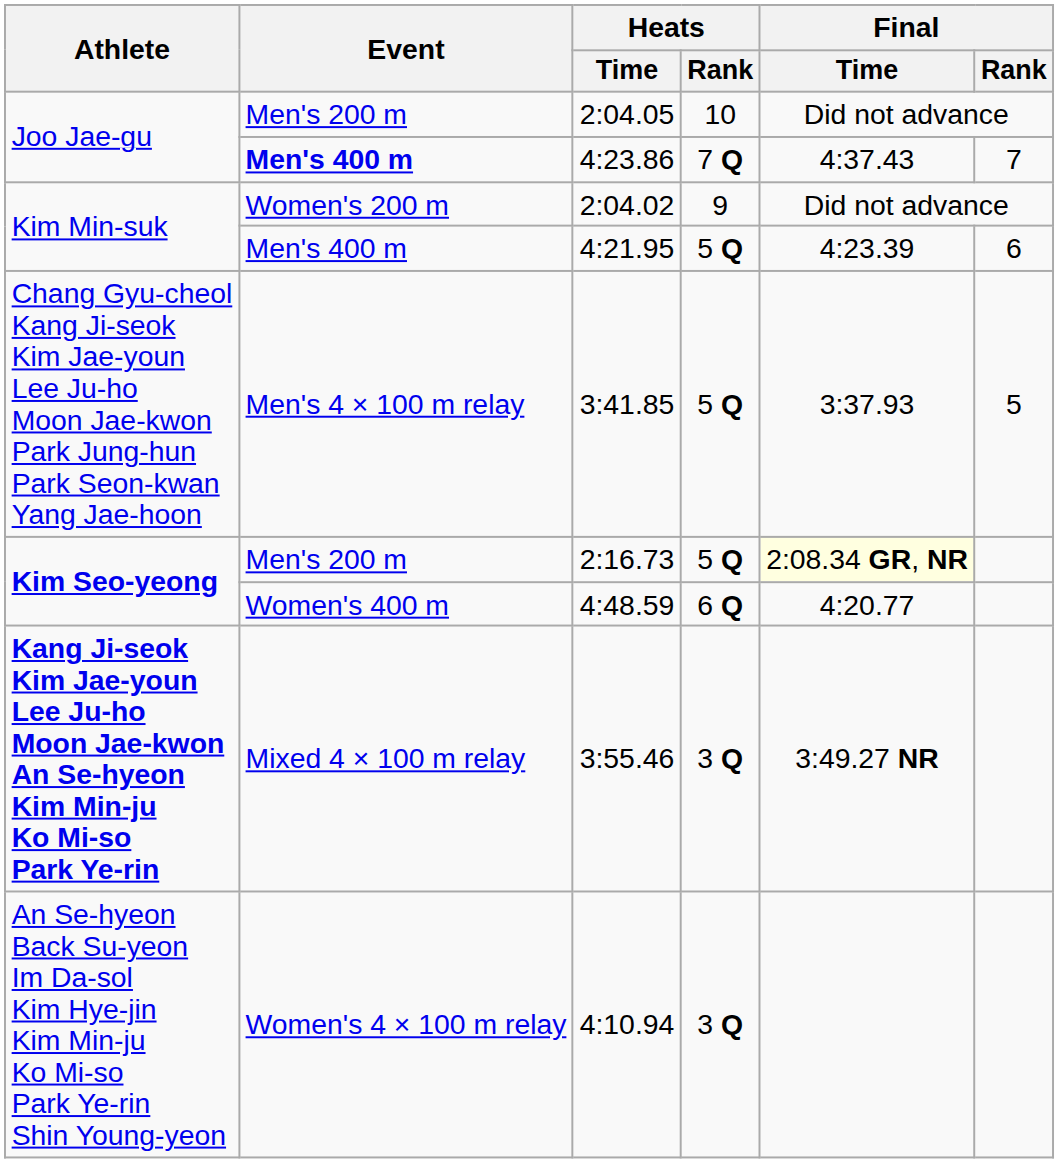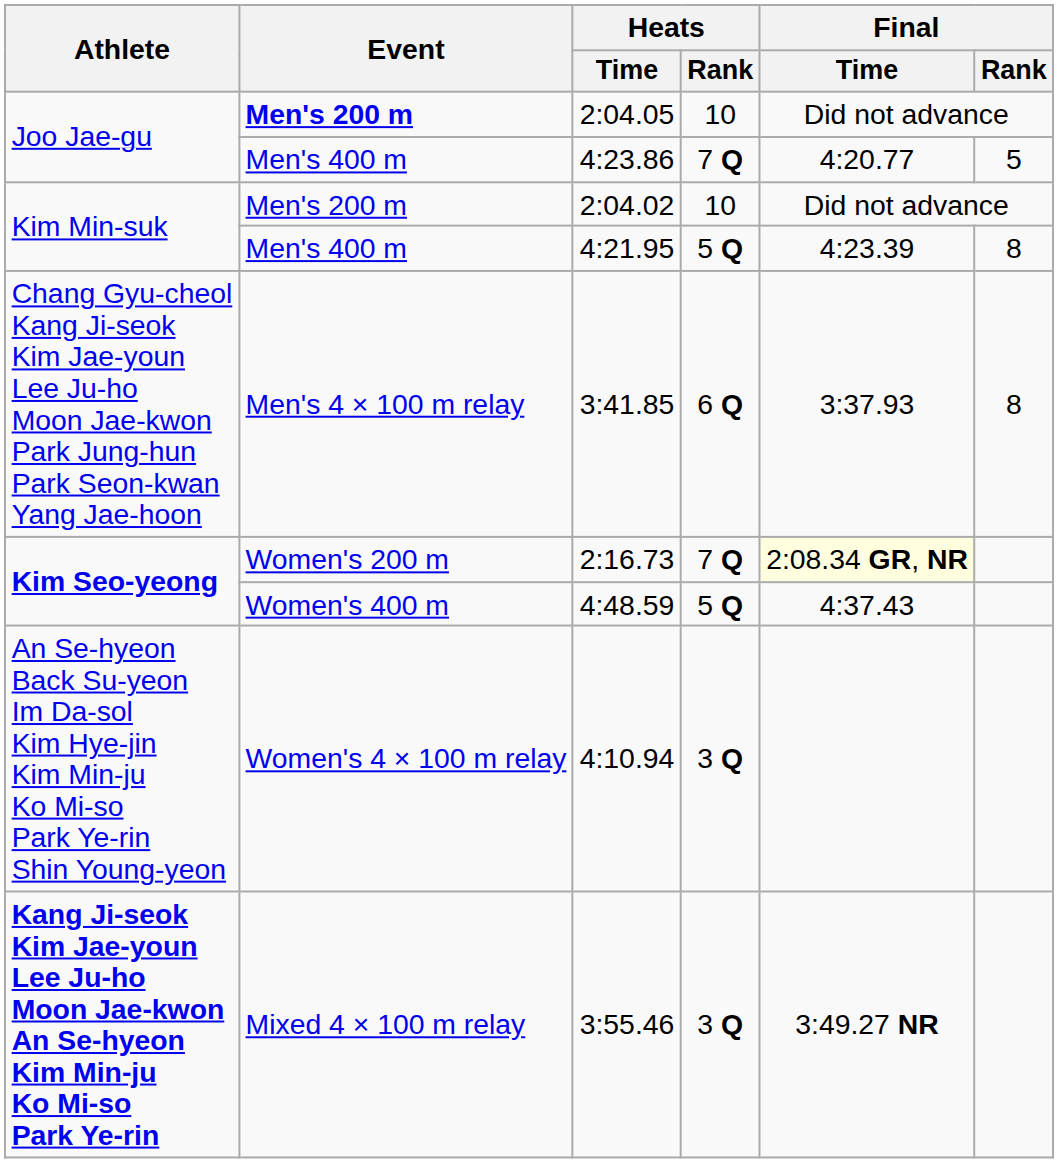(326, 115) normal -> (329, 115) bold
(329, 160) bold -> (326, 160) normal
(867, 160) 4:37.43 -> (867, 160) 4:20.77
(1014, 160) 7 -> (1014, 160) 5
(347, 205) Women's 200 m -> (326, 205) Men's 200 m
(720, 205) 9 -> (720, 205) 10
(1014, 249) 6 -> (1014, 249) 8
(720, 404) 5 Q -> (720, 404) 6 Q
(1014, 404) 5 -> (1014, 404) 8
(326, 560) Men's 200 m -> (347, 560) Women's 200 m
(720, 560) 5 Q -> (720, 560) 7 Q
(720, 604) 6 Q -> (720, 604) 5 Q
(867, 604) 4:20.77 -> (867, 604) 4:37.43
rows swapped: (627, 1025) <-> (627, 760)
